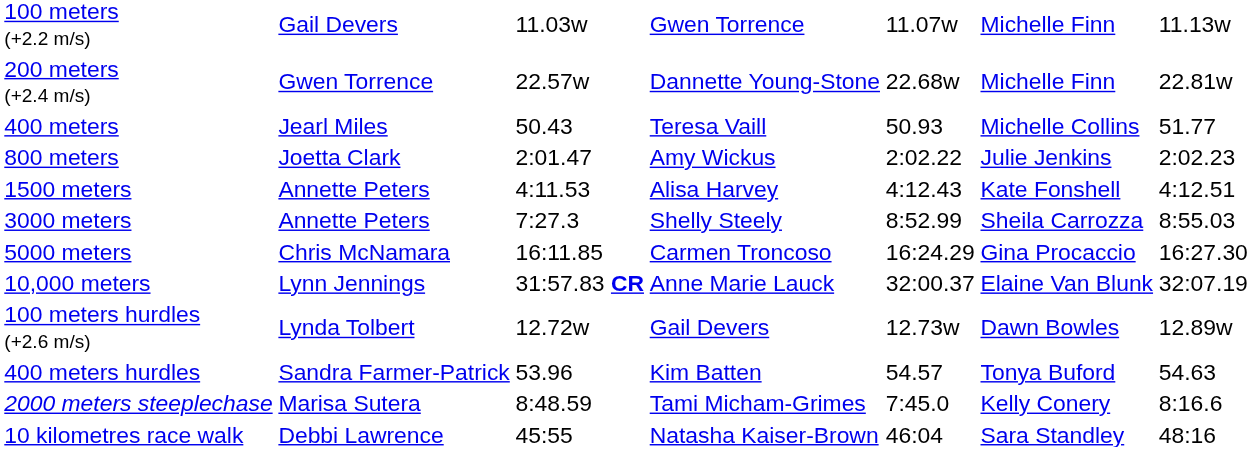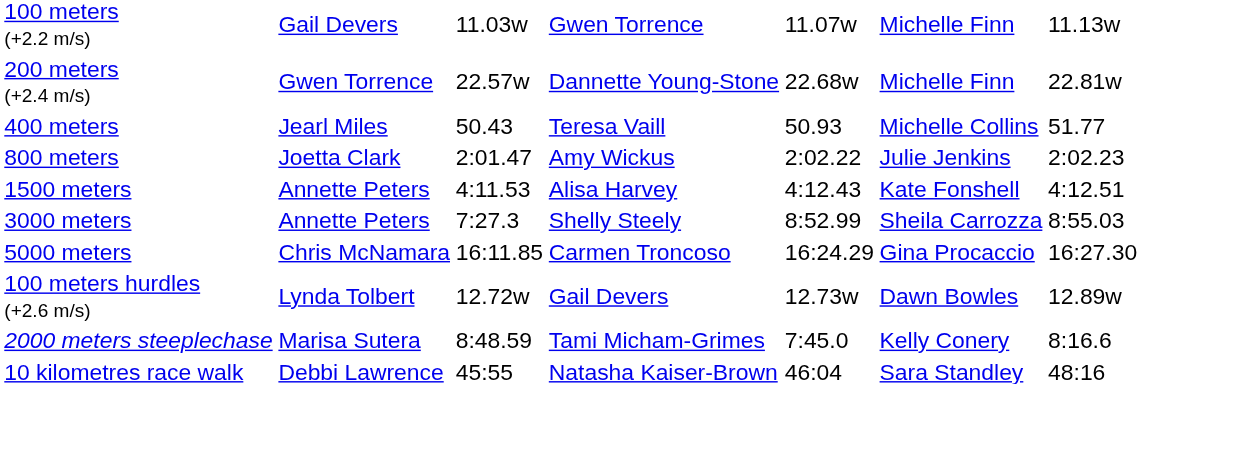- row: (77, 283)
- row: (102, 372)
